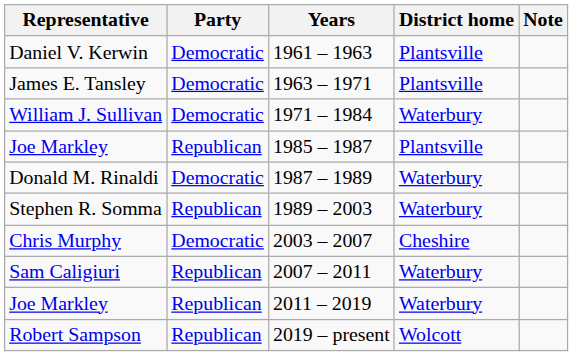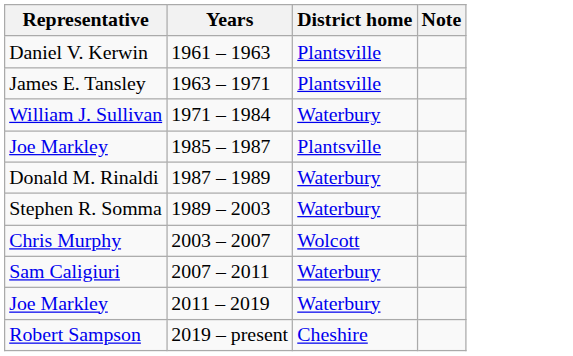- column: (218, 20)
(434, 240) Cheshire -> (328, 240) Wolcott
(430, 334) Wolcott -> (333, 334) Cheshire
